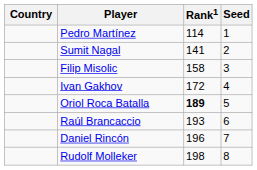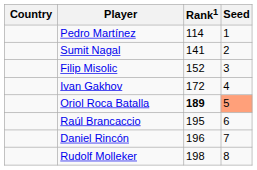(195, 68) 158 -> (195, 68) 152
(226, 103) no background -> (226, 103) lightsalmon background
(195, 121) 193 -> (195, 121) 195
